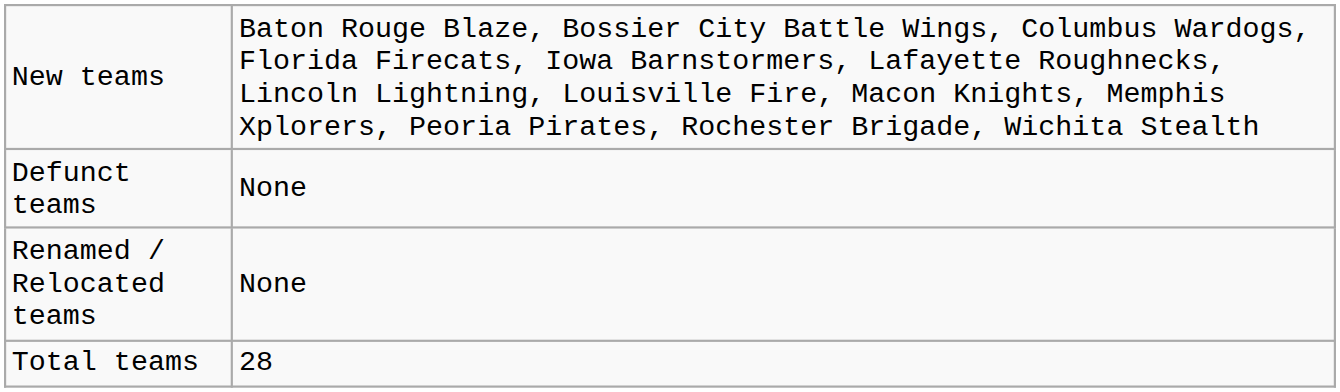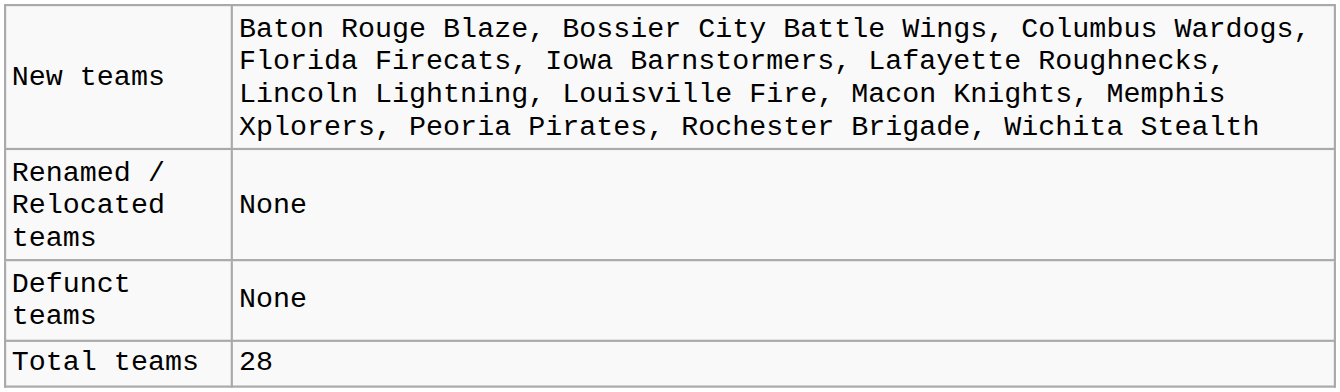rows swapped: (88, 284) <-> (71, 189)
